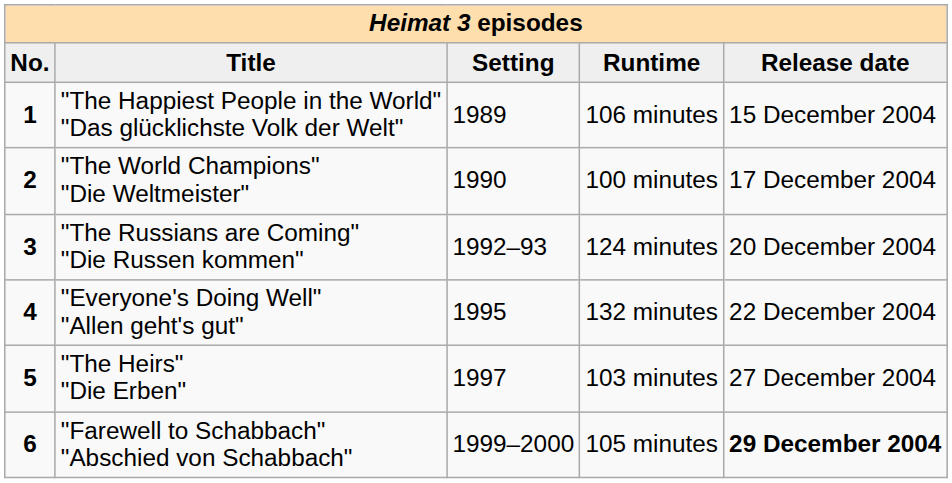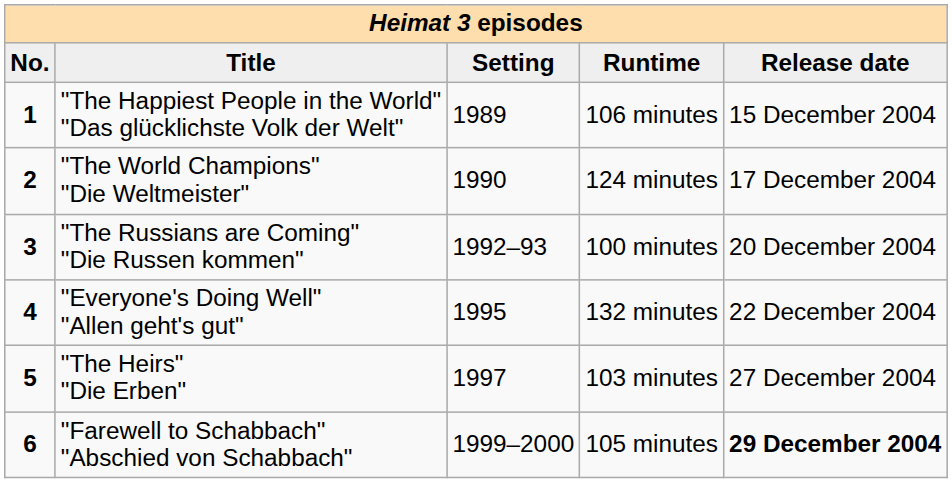(652, 180) 100 minutes -> (652, 180) 124 minutes
(652, 246) 124 minutes -> (652, 246) 100 minutes
